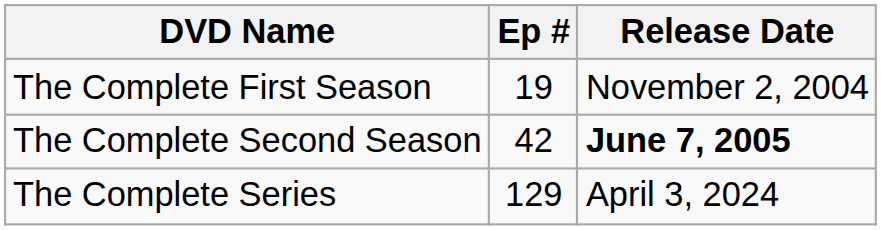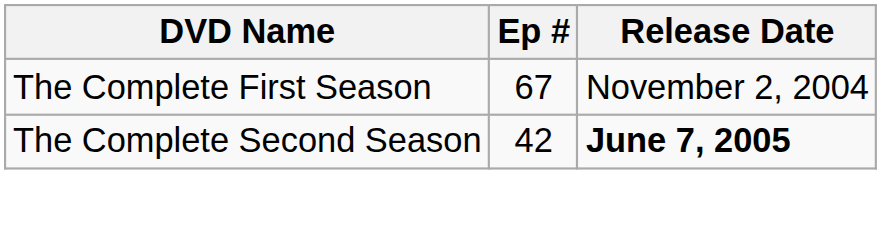(534, 86) 19 -> (534, 86) 67
- row: (175, 195)
